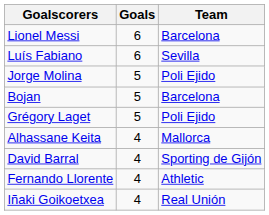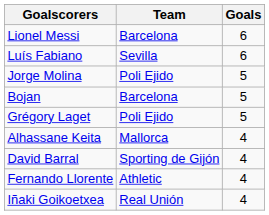columns swapped: (137, 14) <-> (211, 14)
